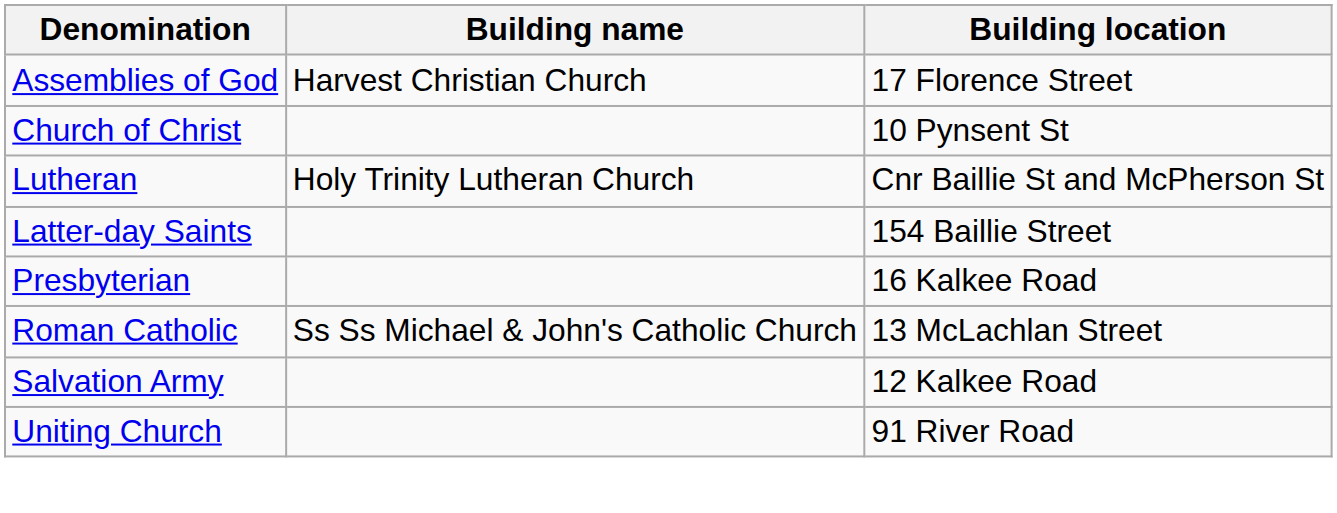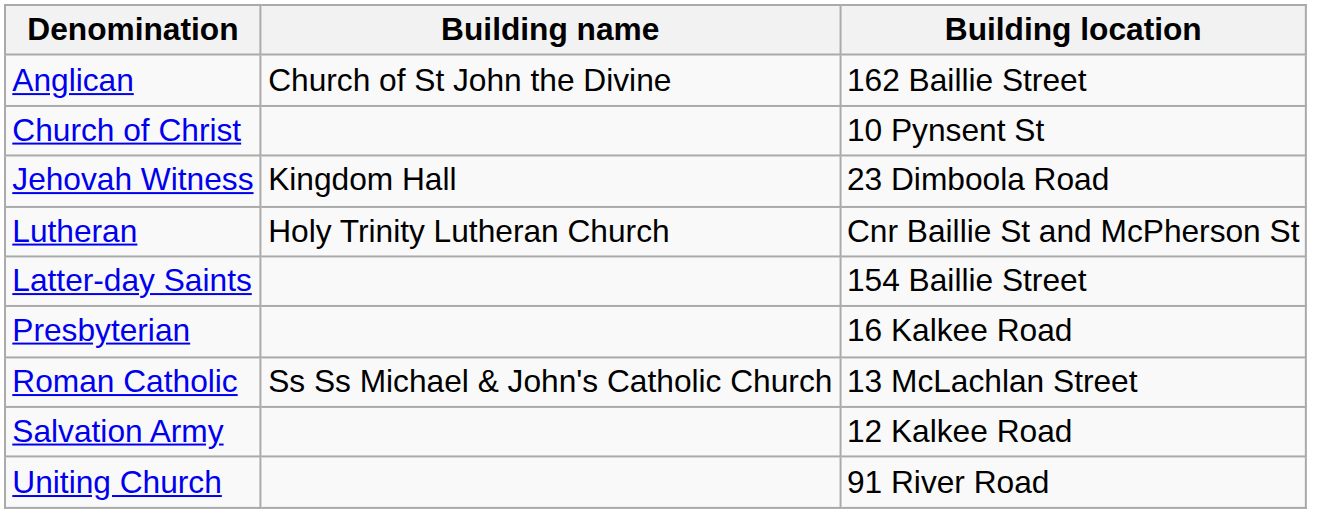+ row: (73, 79)
- row: (145, 79)
+ row: (133, 180)
